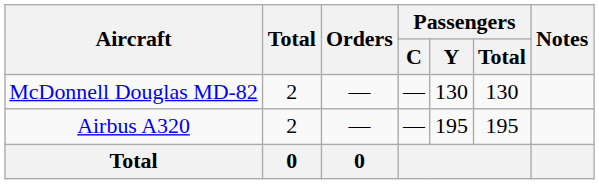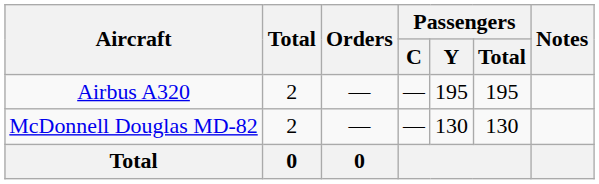rows swapped: (134, 126) <-> (134, 91)
